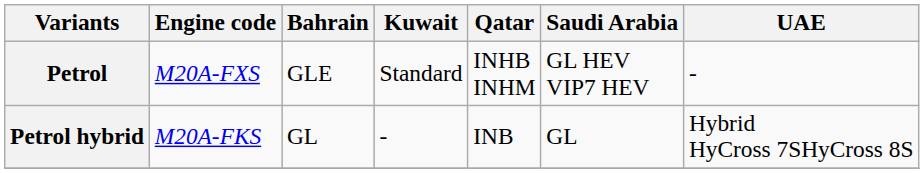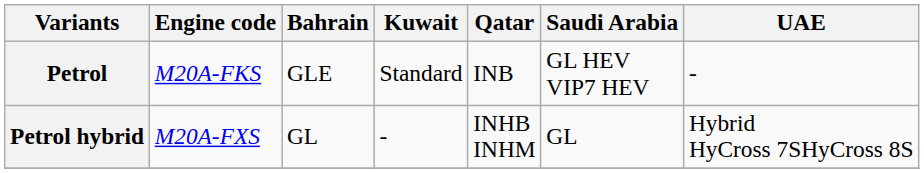(207, 73) M20A-FXS -> (208, 73) M20A-FKS
(504, 73) INHB INHM -> (493, 73) INB
(208, 136) M20A-FKS -> (207, 136) M20A-FXS
(493, 136) INB -> (504, 136) INHB INHM
